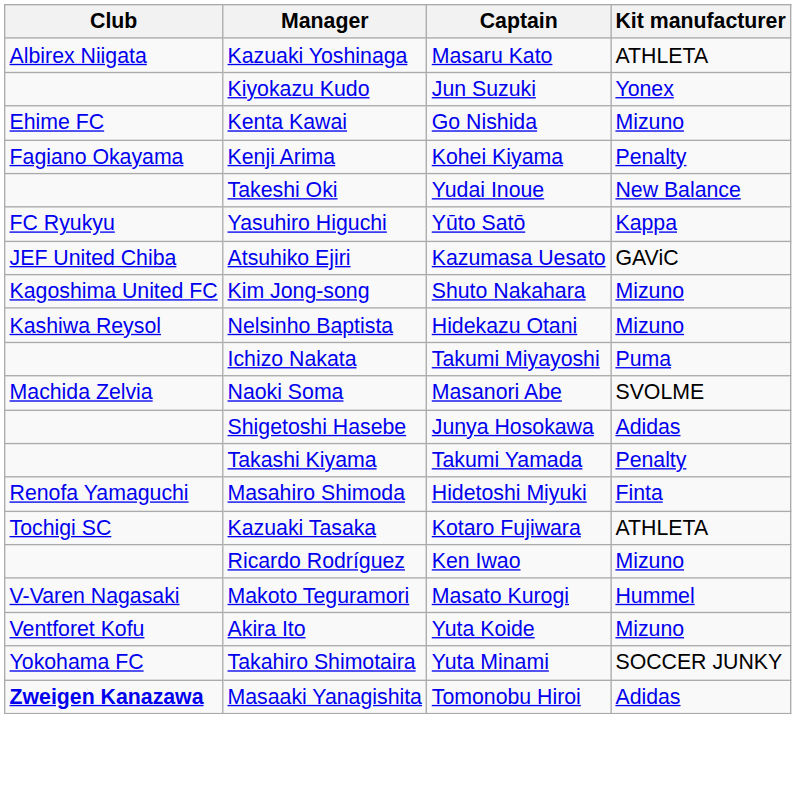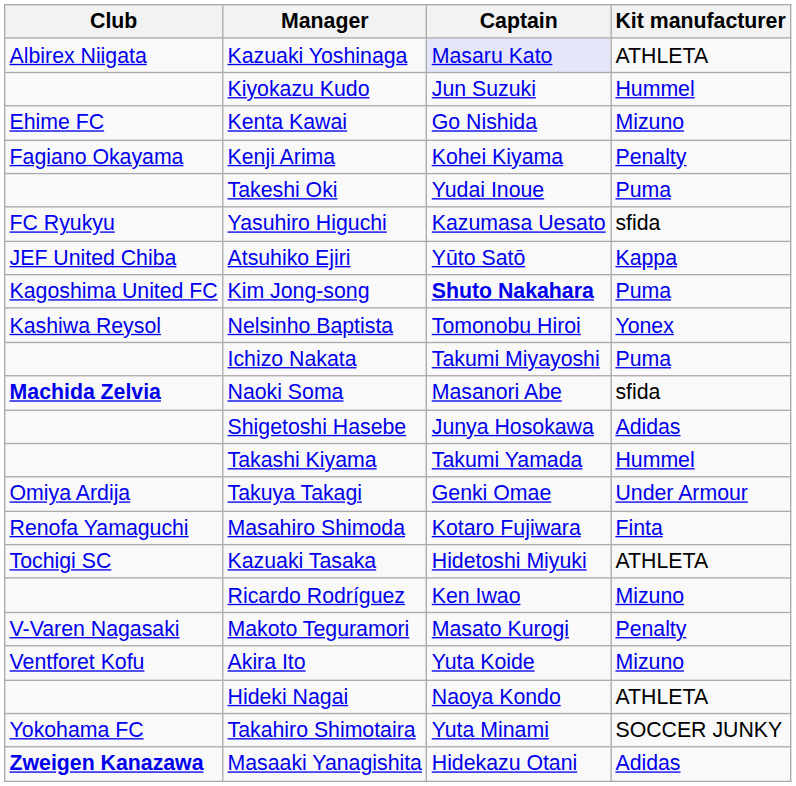(492, 55) no background -> (492, 55) lavender background
(645, 88) Yonex -> (655, 88) Hummel
(678, 190) New Balance -> (643, 190) Puma
(478, 223) Yūto Satō -> (519, 223) Kazumasa Uesato
(646, 223) Kappa -> (638, 223) sfida
(519, 257) Kazumasa Uesato -> (478, 257) Yūto Satō
(647, 257) GAViC -> (646, 257) Kappa
(509, 291) normal -> (513, 291) bold
(650, 291) Mizuno -> (643, 291) Puma
(505, 325) Hidekazu Otani -> (506, 325) Tomonobu Hiroi
(650, 325) Mizuno -> (645, 325) Yonex
(81, 392) normal -> (85, 392) bold
(660, 392) SVOLME -> (638, 392) sfida
(651, 460) Penalty -> (655, 460) Hummel
+ row: (295, 493)
(509, 493) Hidetoshi Miyuki -> (506, 527) Kotaro Fujiwara
(506, 527) Kotaro Fujiwara -> (509, 561) Hidetoshi Miyuki
(655, 595) Hummel -> (651, 628) Penalty
+ row: (288, 696)
(506, 696) Tomonobu Hiroi -> (505, 763) Hidekazu Otani
